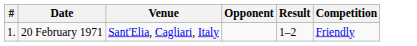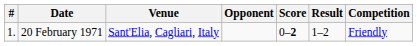+ column: (293, 13)
